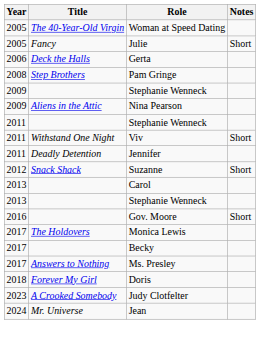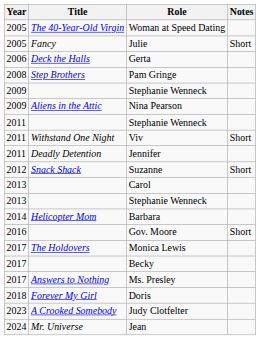+ row: (17, 216)
